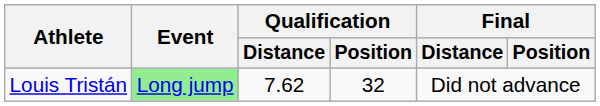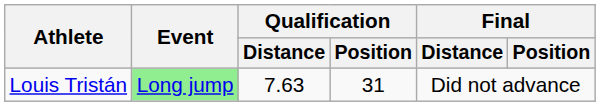(284, 85) 7.62 -> (284, 85) 7.63
(373, 85) 32 -> (373, 85) 31
